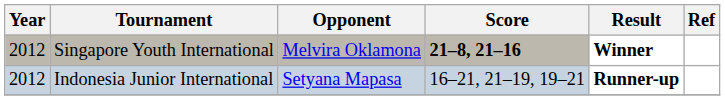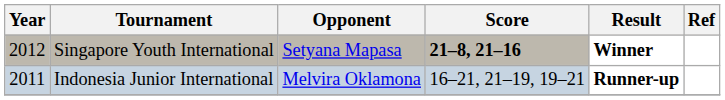(352, 50) Melvira Oklamona -> (342, 50) Setyana Mapasa
(27, 80) 2012 -> (27, 80) 2011
(342, 80) Setyana Mapasa -> (352, 80) Melvira Oklamona
